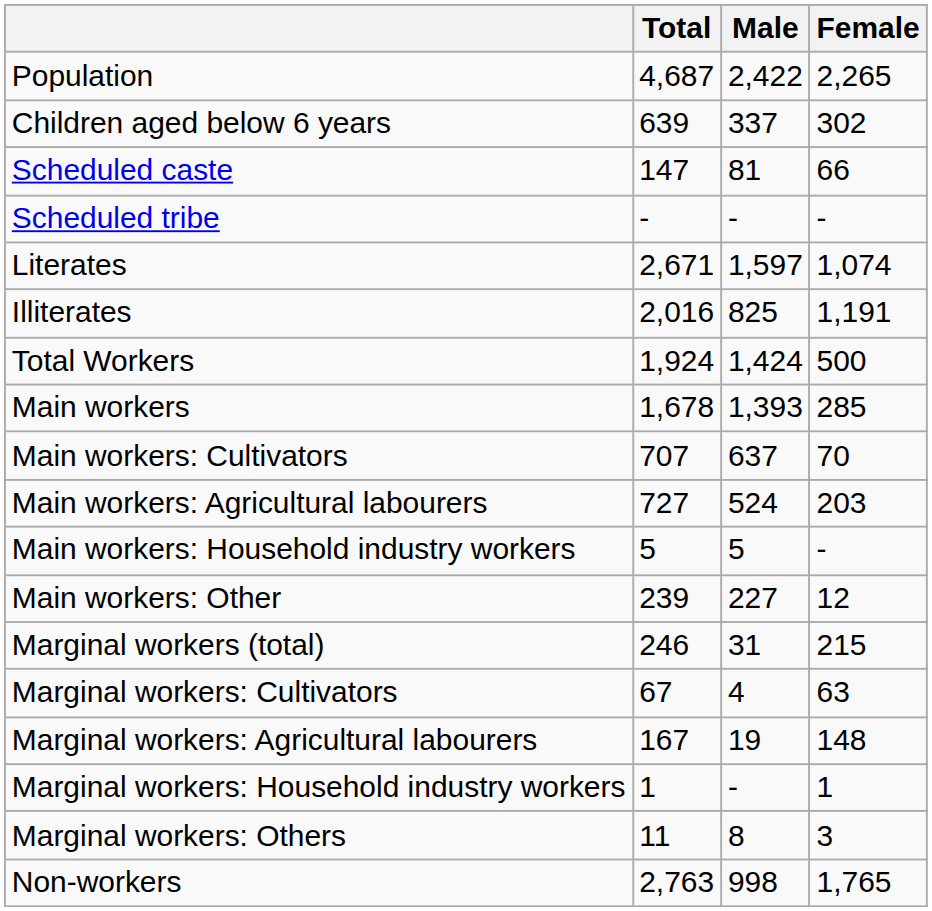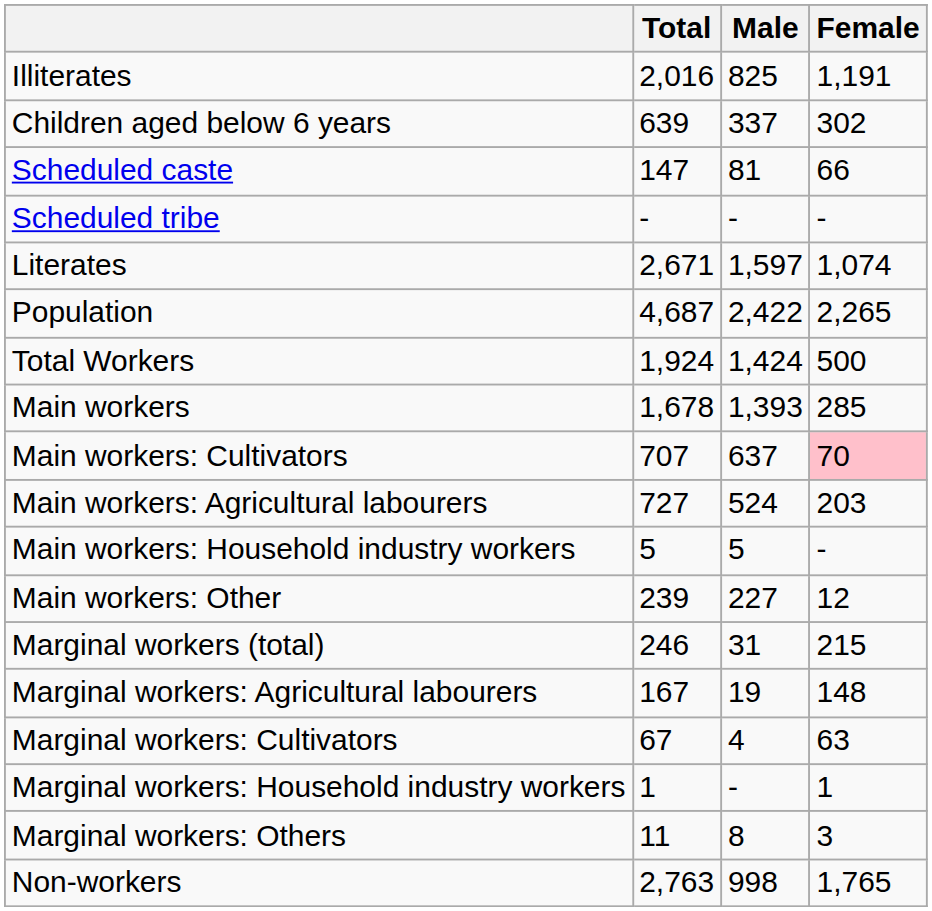rows swapped: (83, 75) <-> (72, 312)
(833, 455) no background -> (833, 455) pink background
rows swapped: (205, 692) <-> (275, 739)
